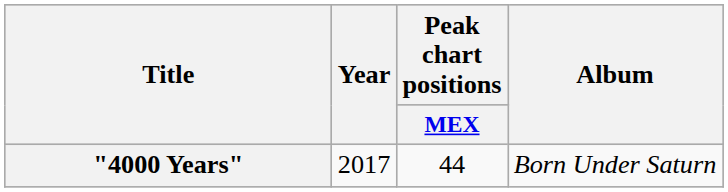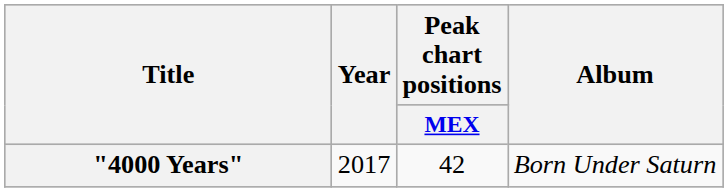(452, 164) 44 -> (452, 164) 42
